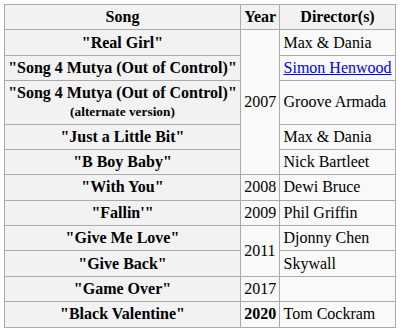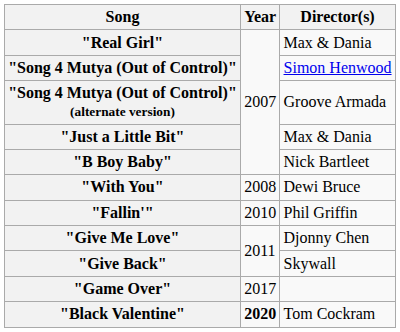(260, 212) 2009 -> (260, 212) 2010
